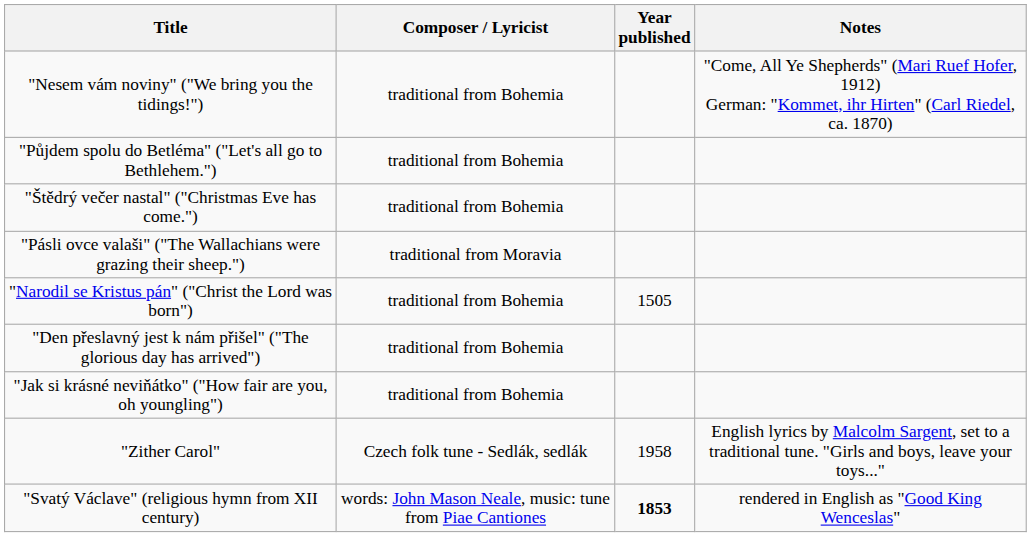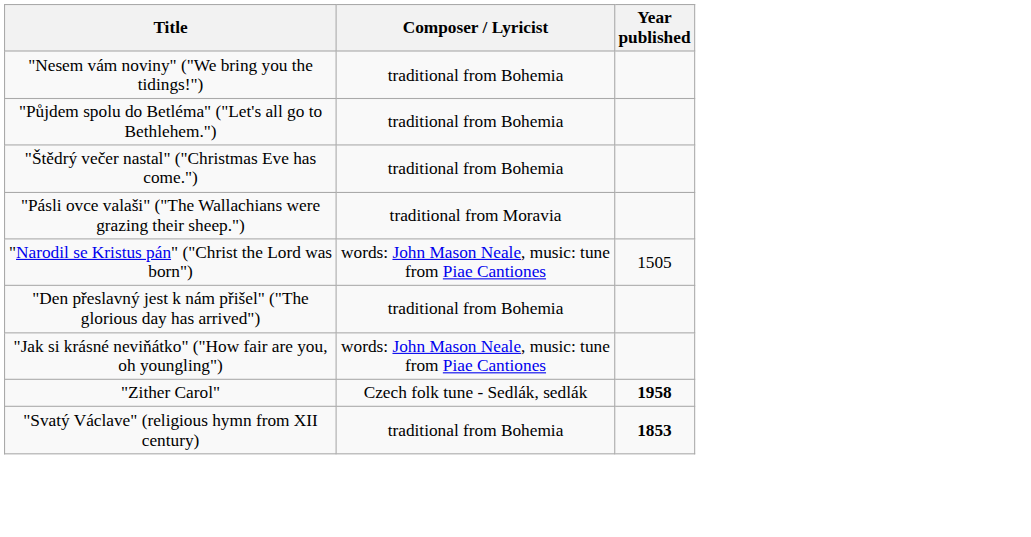- column: (860, 27)
(475, 301) traditional from Bohemia -> (475, 262) words: John Mason Neale, music: tune from Piae Cantiones
(475, 394) traditional from Bohemia -> (475, 355) words: John Mason Neale, music: tune from Piae Cantiones
(654, 451) normal -> (654, 392) bold
(475, 507) words: John Mason Neale, music: tune from Piae Cantiones -> (475, 430) traditional from Bohemia
